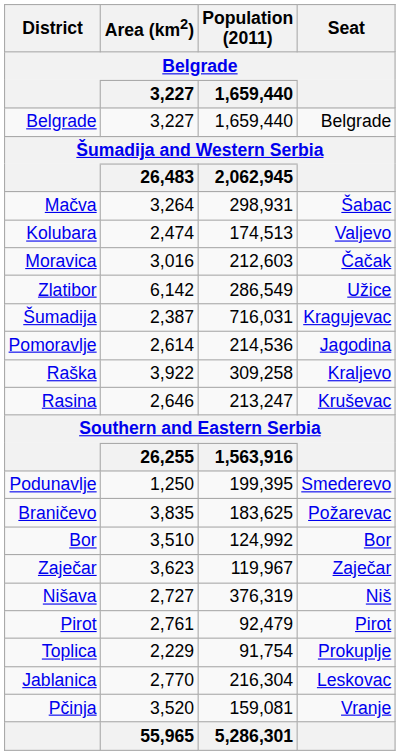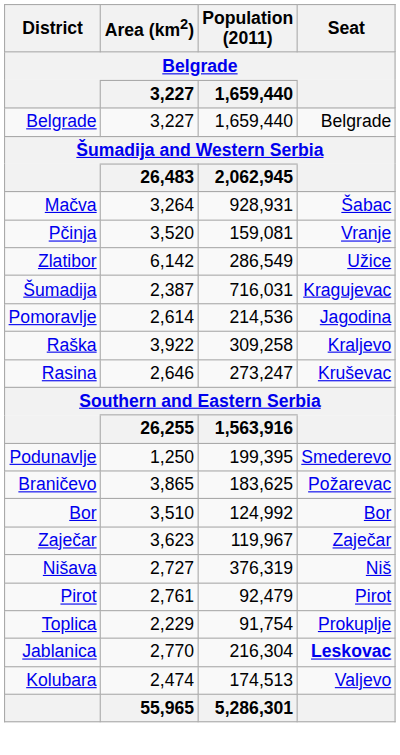(261, 205) 298,931 -> (261, 205) 928,931
rows swapped: (61, 233) <-> (73, 708)
- row: (61, 261)
(261, 401) 213,247 -> (261, 373) 273,247
(172, 512) 3,835 -> (172, 484) 3,865
(354, 680) normal -> (351, 652) bold
